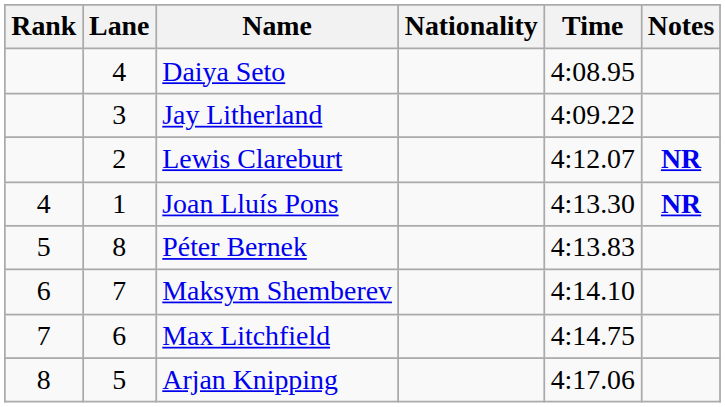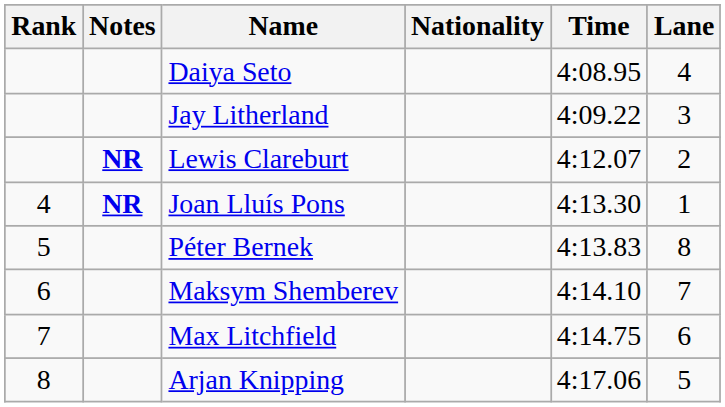columns swapped: (119, 26) <-> (681, 26)
